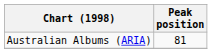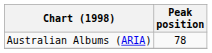(180, 40) 81 -> (180, 40) 78
